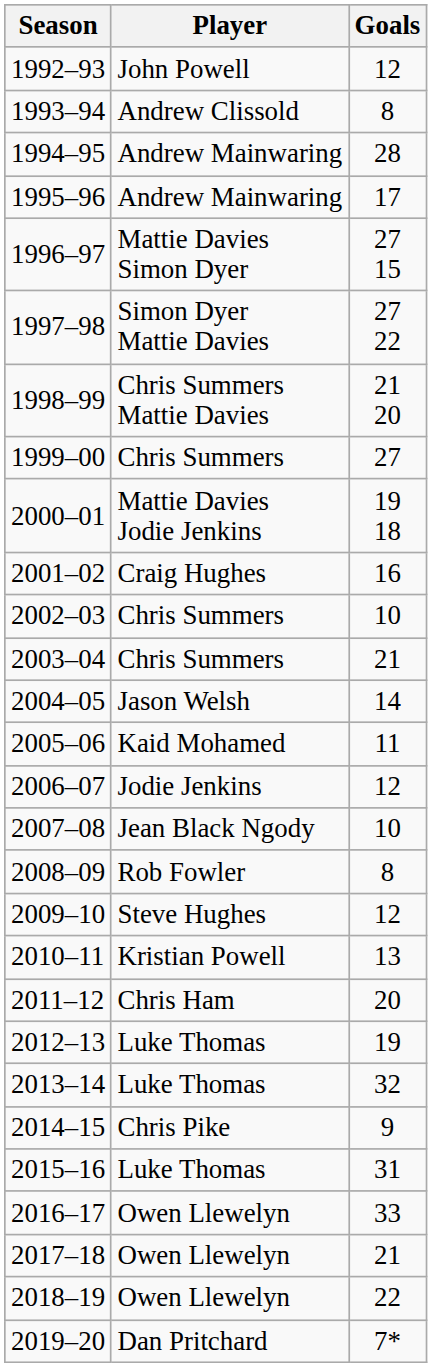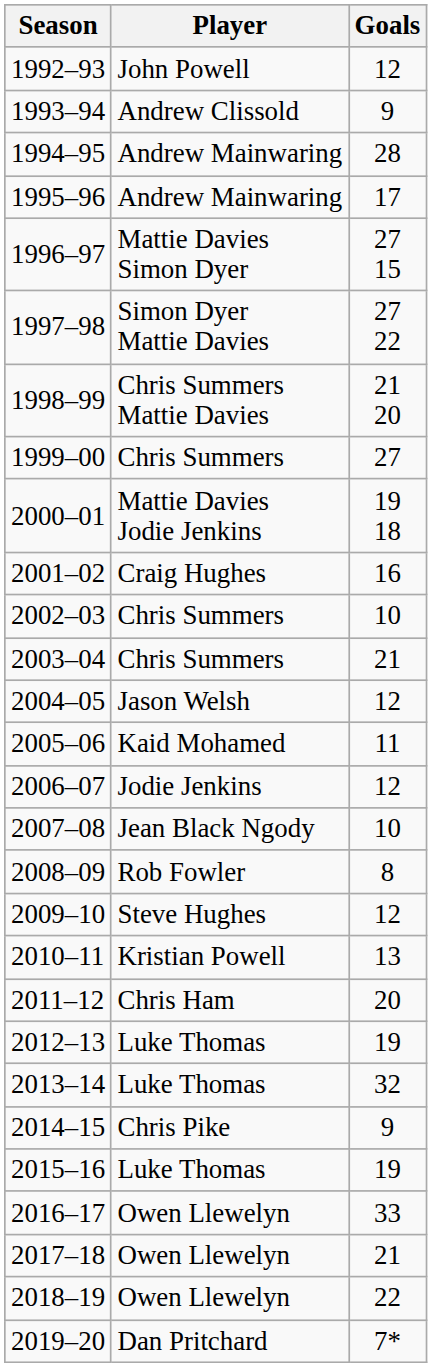(387, 111) 8 -> (387, 111) 9
(387, 700) 14 -> (387, 700) 12
(387, 1169) 31 -> (387, 1169) 19
